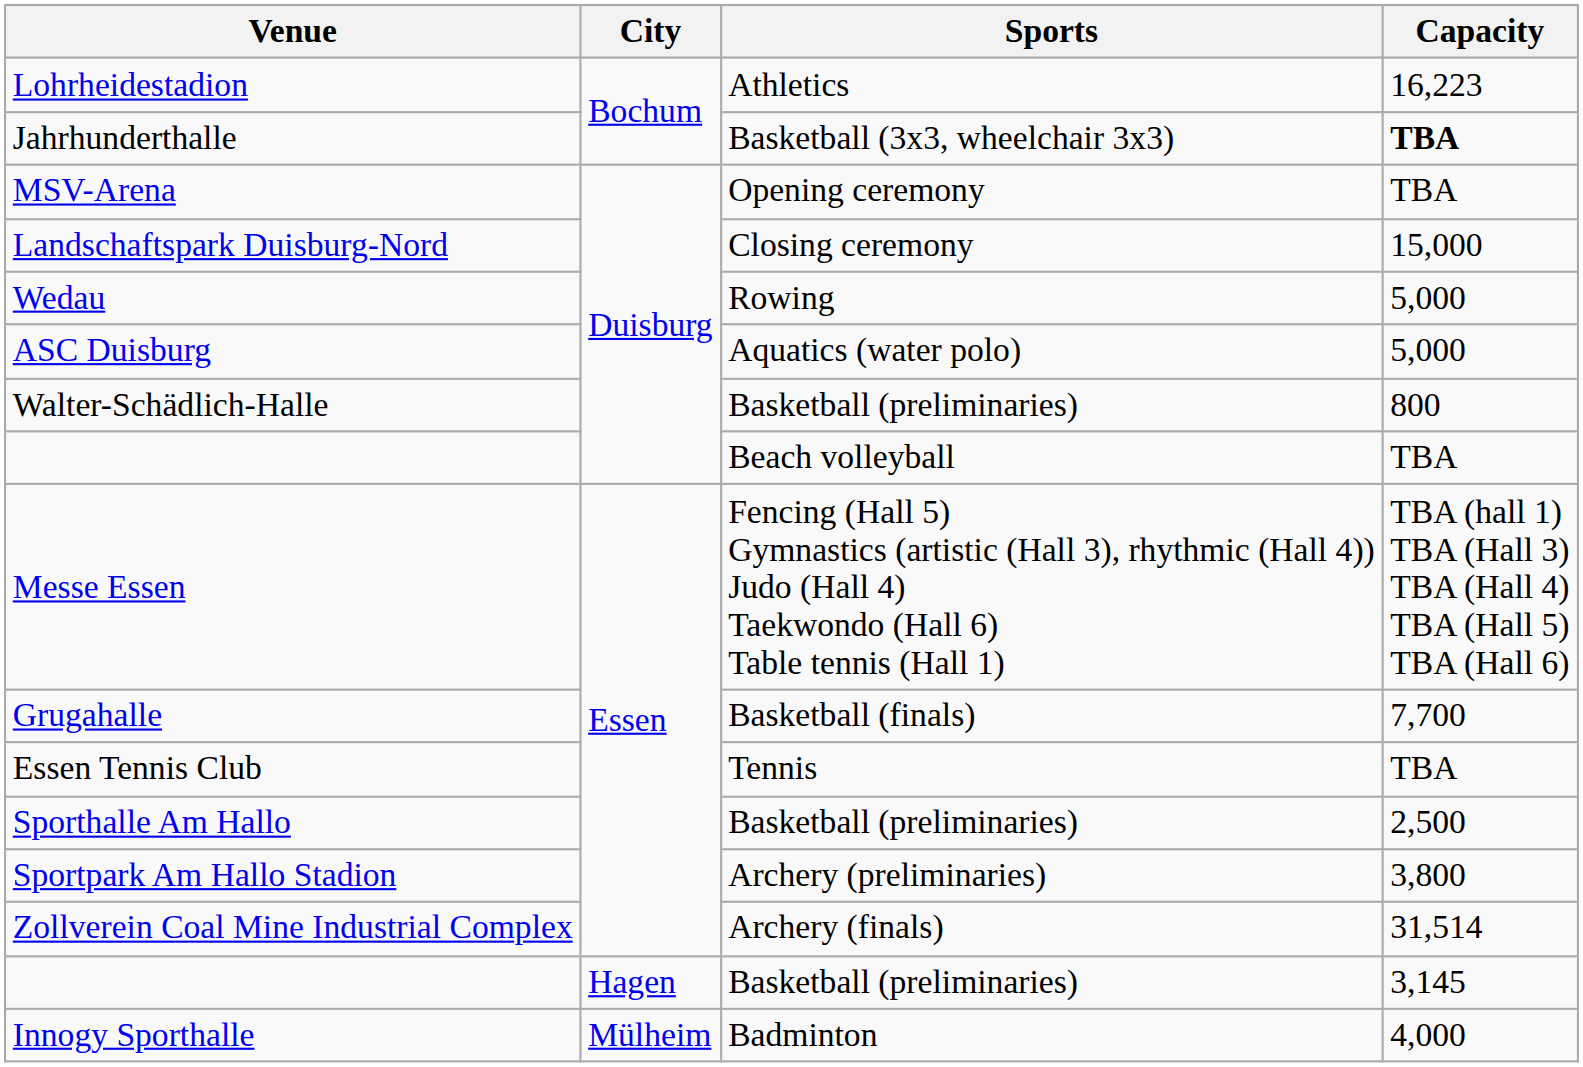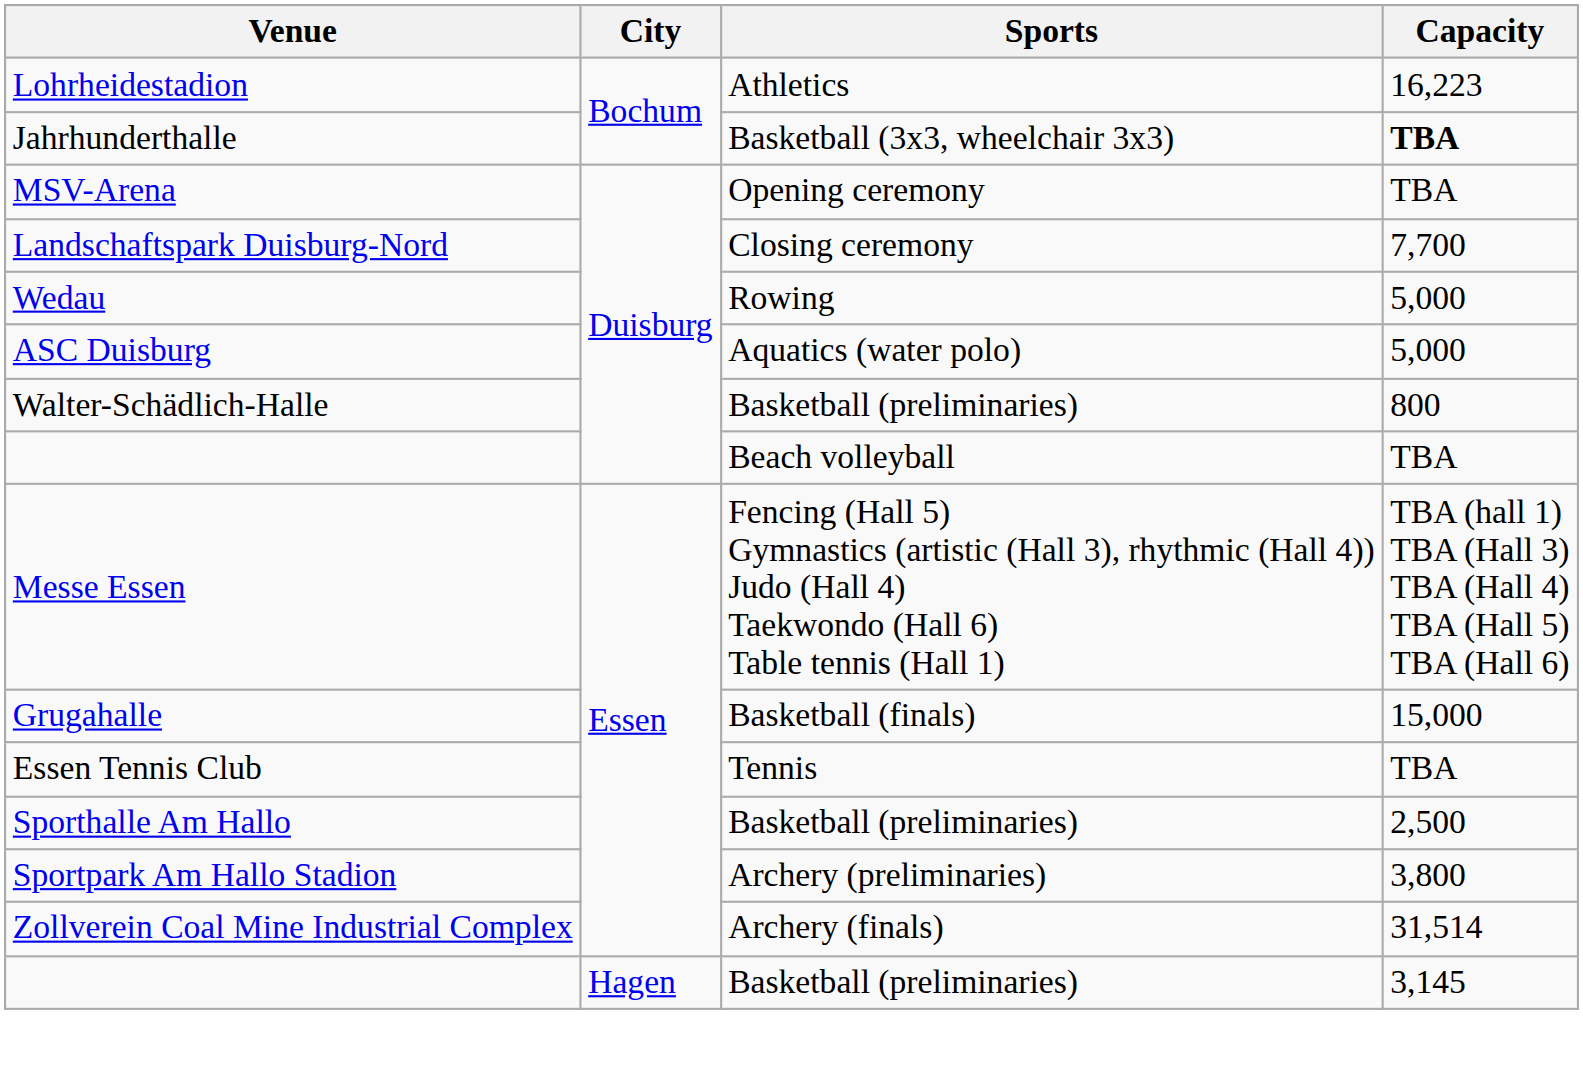(1436, 244) 15,000 -> (1428, 244) 7,700
(1428, 715) 7,700 -> (1436, 715) 15,000
- row: (134, 1034)
